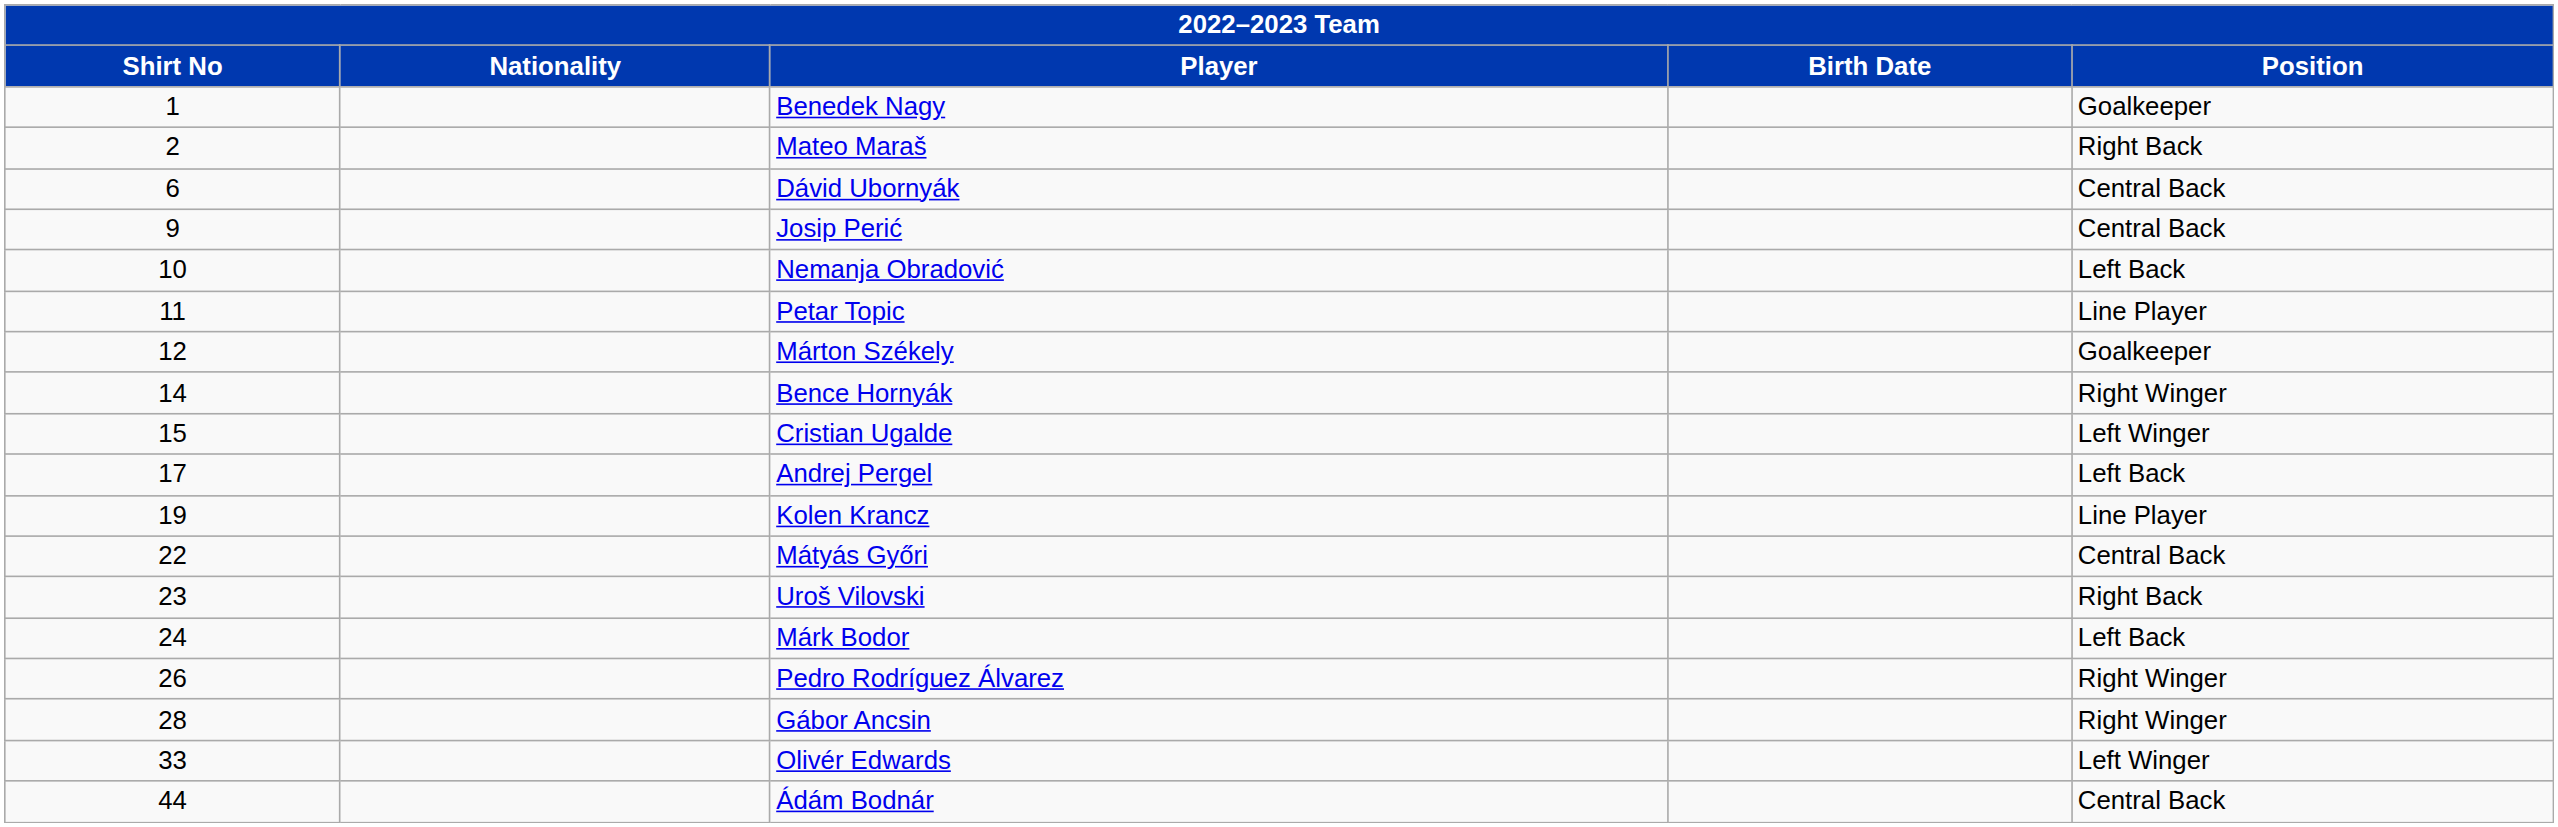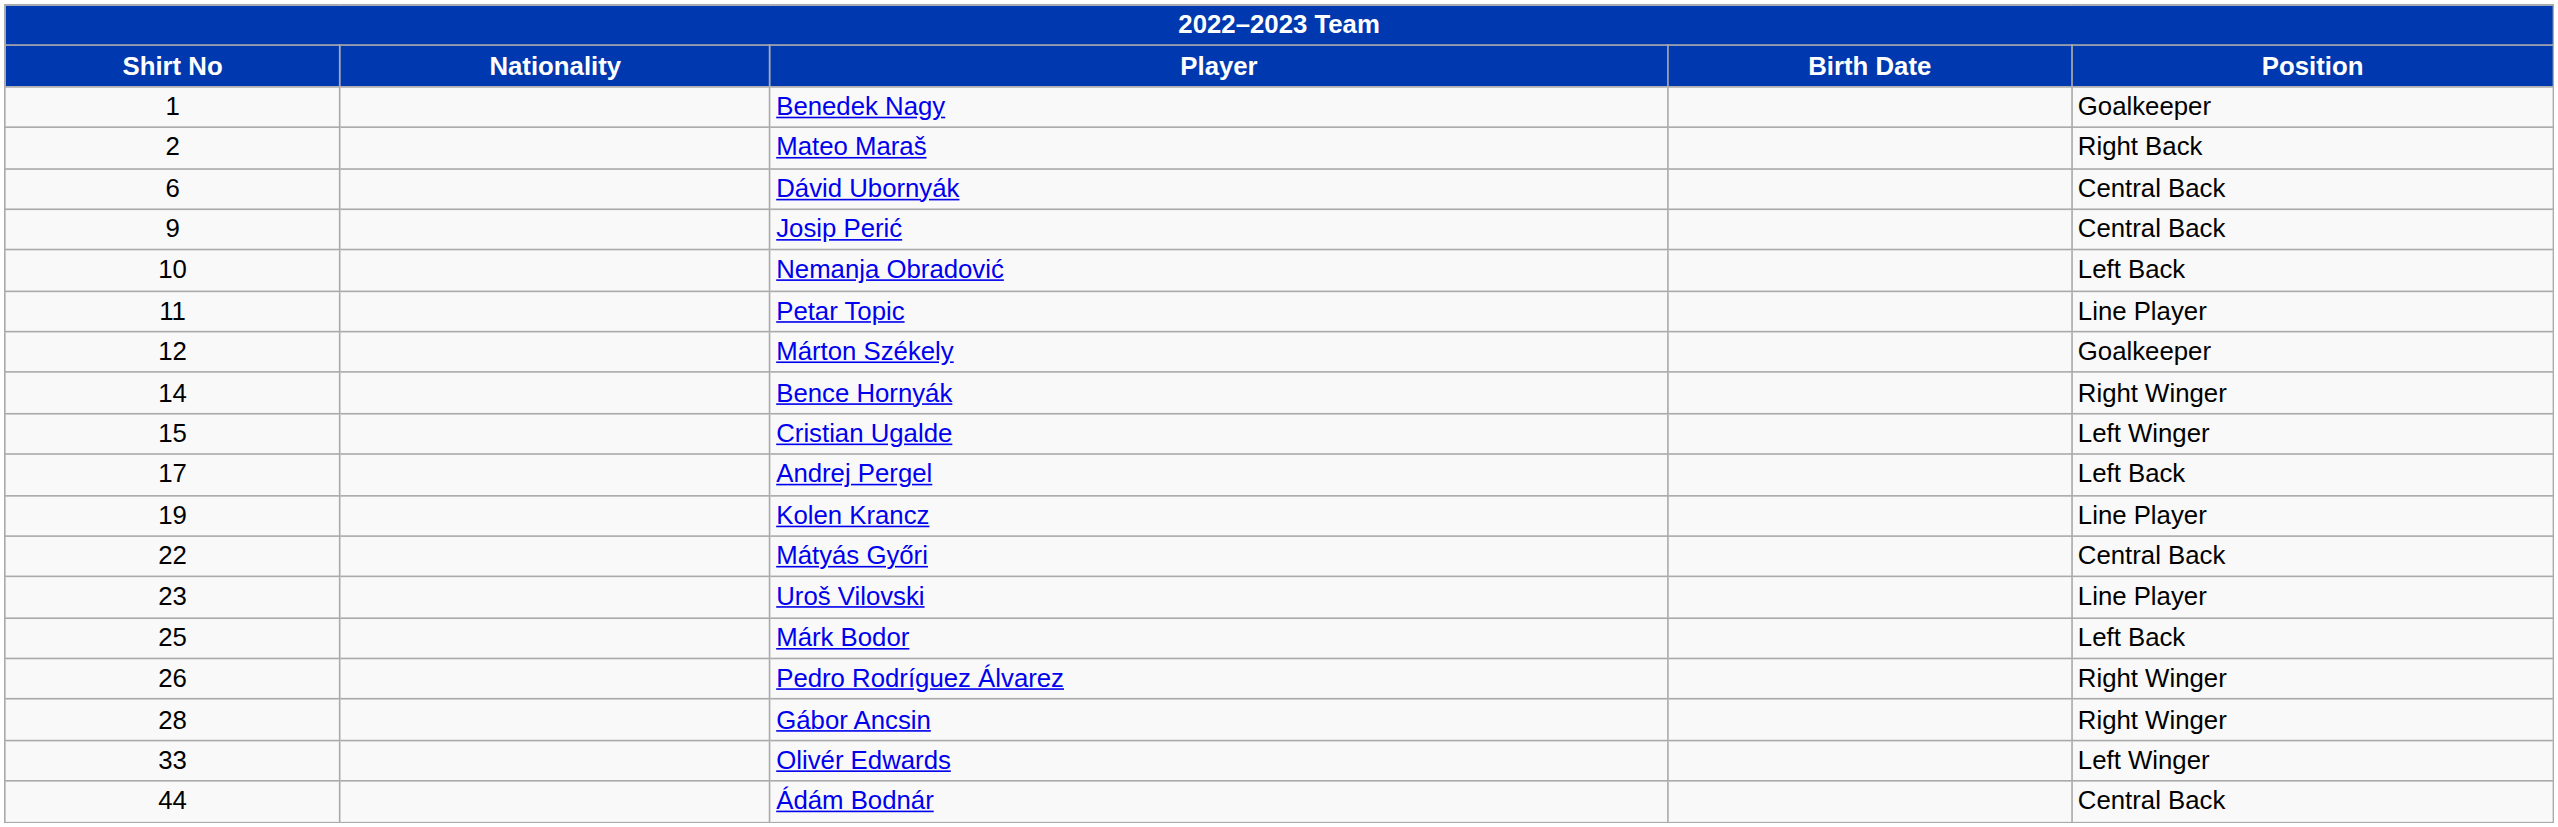(2140, 596) Right Back -> (2142, 596) Line Player
(173, 637) 24 -> (173, 637) 25
